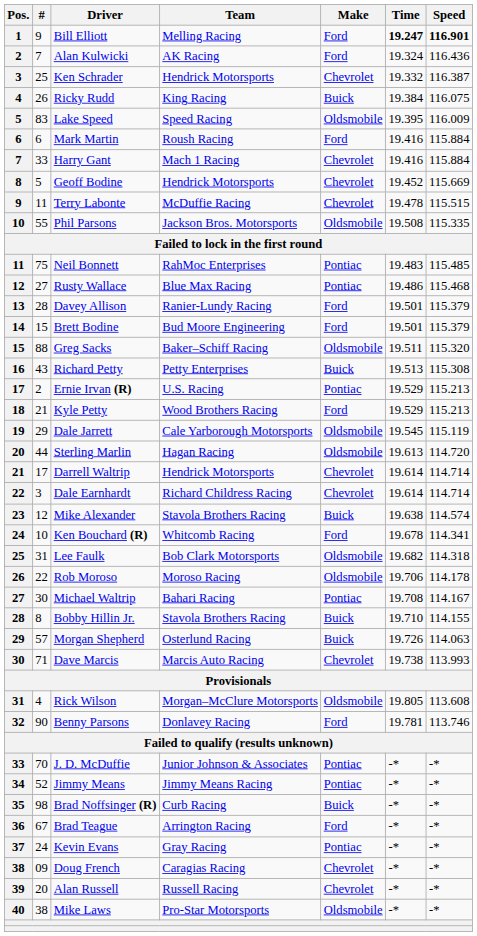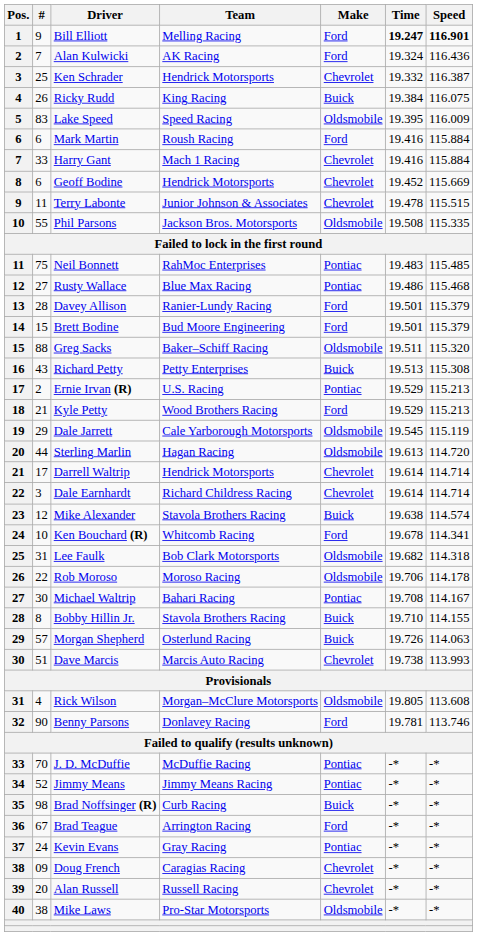(38, 181) 5 -> (38, 181) 6
(206, 202) McDuffie Racing -> (235, 202) Junior Johnson & Associates
(42, 659) 71 -> (42, 659) 51
(235, 763) Junior Johnson & Associates -> (206, 763) McDuffie Racing
